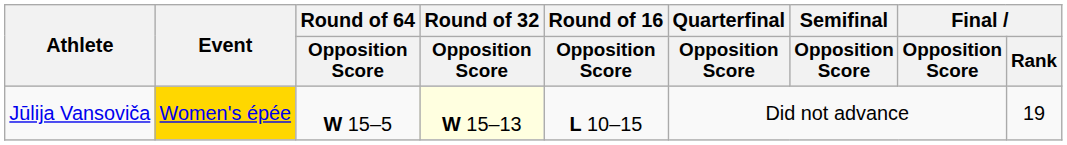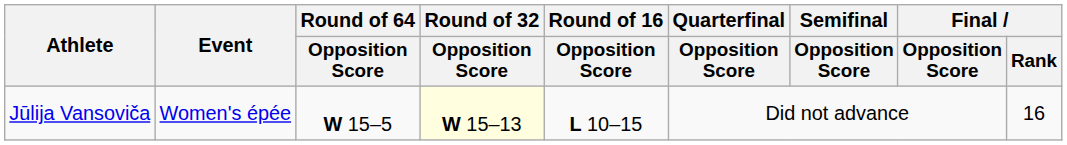(225, 114) gold background -> (225, 114) no background
(1034, 114) 19 -> (1034, 114) 16
